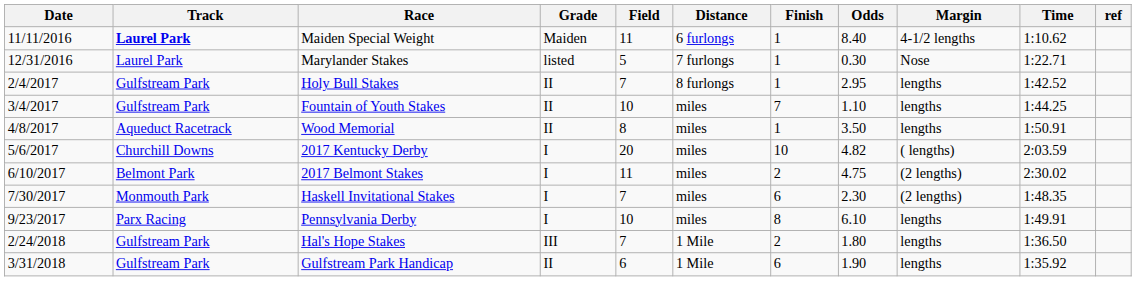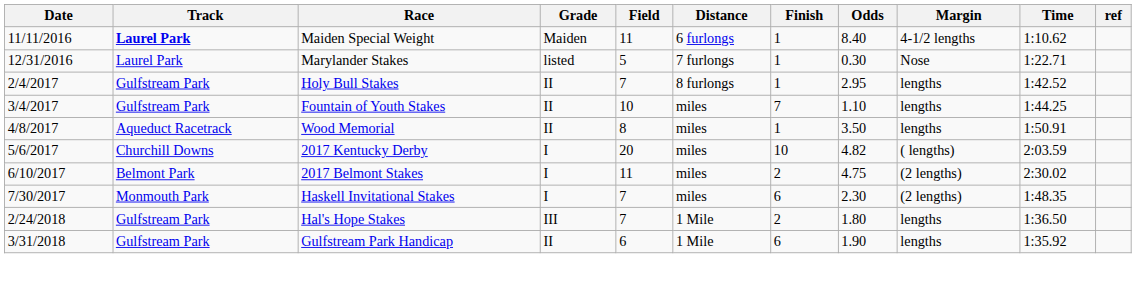- row: (359, 219)
